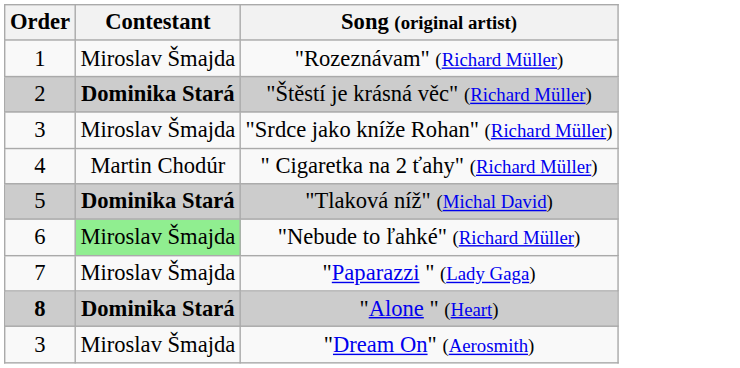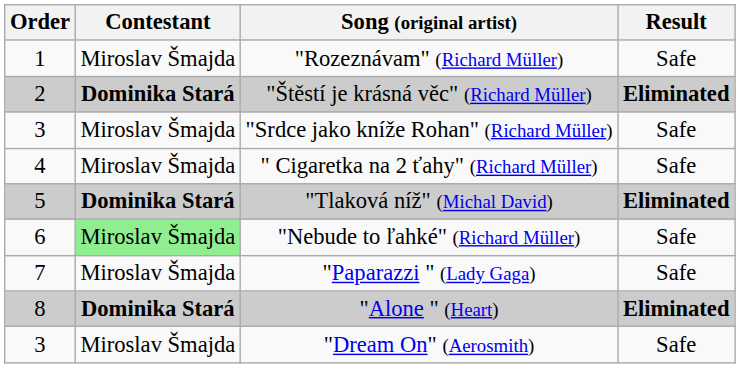+ column: (676, 22)
(158, 165) Martin Chodúr -> (158, 165) Miroslav Šmajda
(40, 308) bold -> (40, 308) normal
